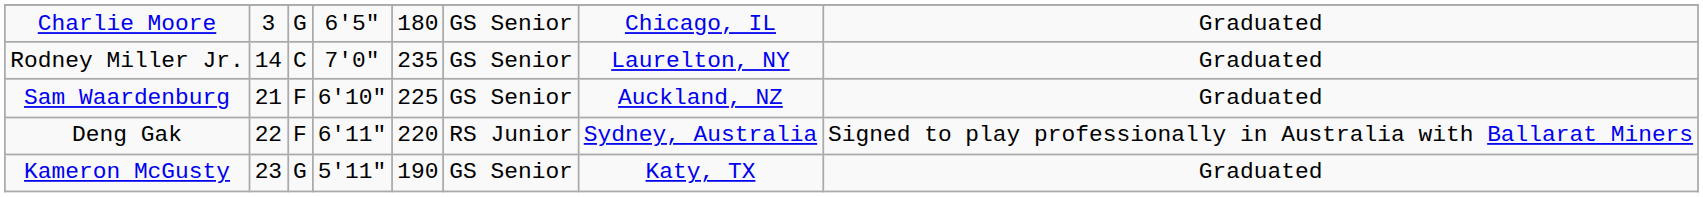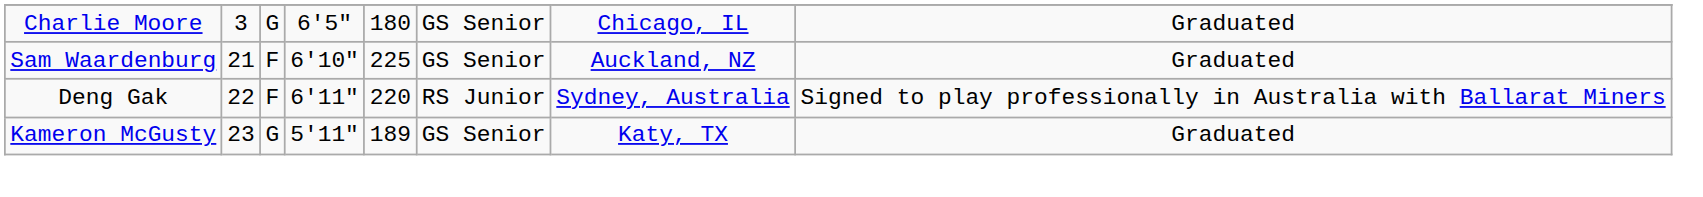- row: (127, 61)
(418, 173) 190 -> (390, 135) 189
